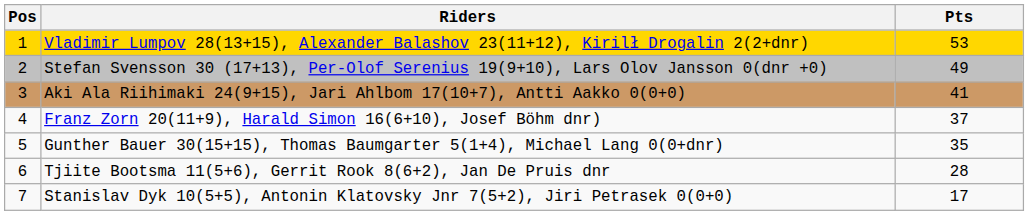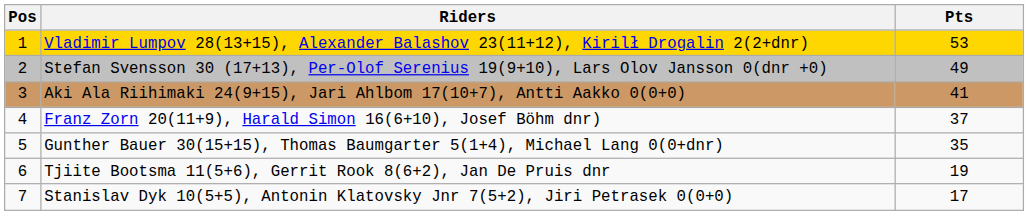(959, 171) 28 -> (959, 171) 19
